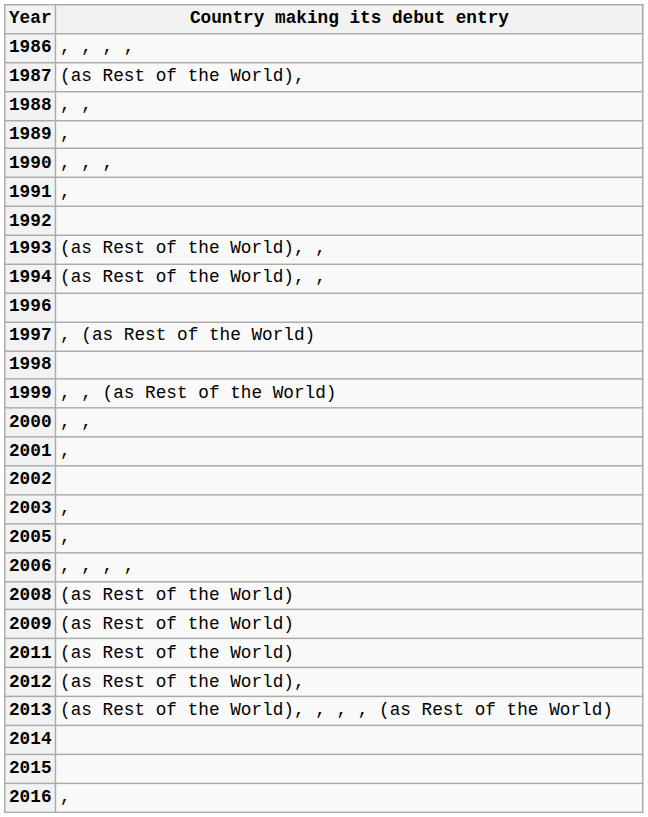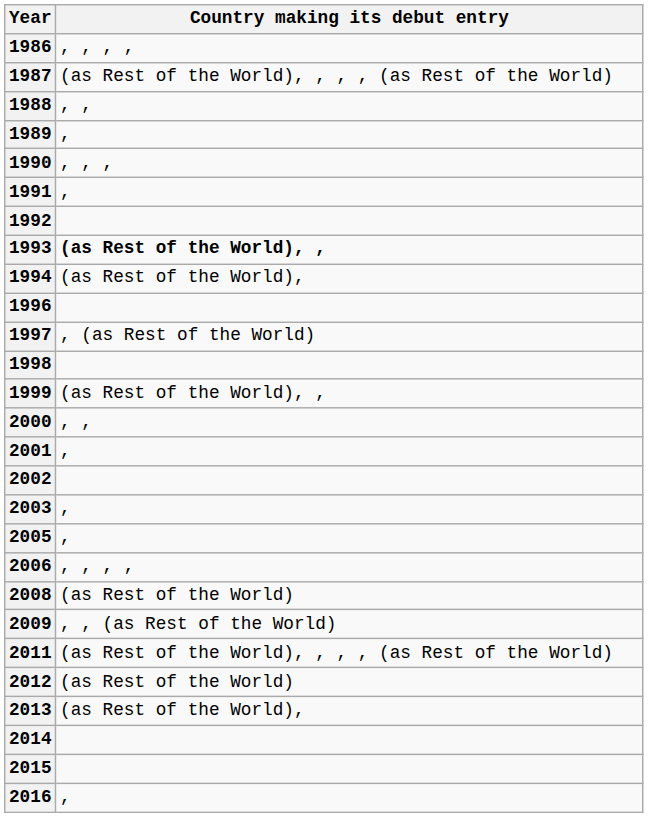(182, 77) (as Rest of the World), -> (336, 77) (as Rest of the World), , , , (as Rest of the World)
(193, 250) normal -> (193, 250) bold
(193, 279) (as Rest of the World), , -> (182, 279) (as Rest of the World),
(198, 394) , , (as Rest of the World) -> (193, 394) (as Rest of the World), ,
(177, 625) (as Rest of the World) -> (198, 625) , , (as Rest of the World)
(177, 653) (as Rest of the World) -> (336, 653) (as Rest of the World), , , , (as Rest of the World)
(182, 682) (as Rest of the World), -> (177, 682) (as Rest of the World)
(336, 711) (as Rest of the World), , , , (as Rest of the World) -> (182, 711) (as Rest of the World),
